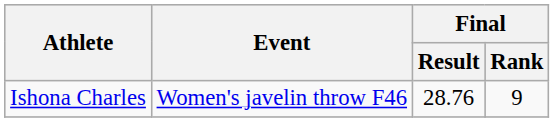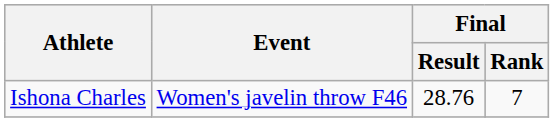(517, 98) 9 -> (517, 98) 7
